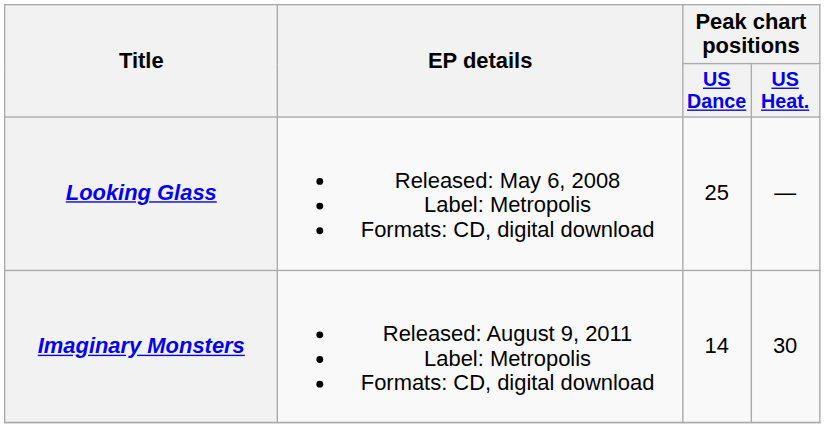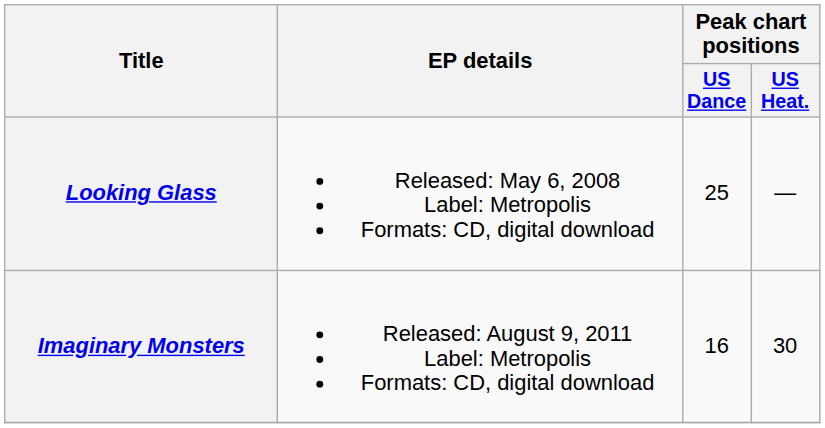(717, 345) 14 -> (717, 345) 16
